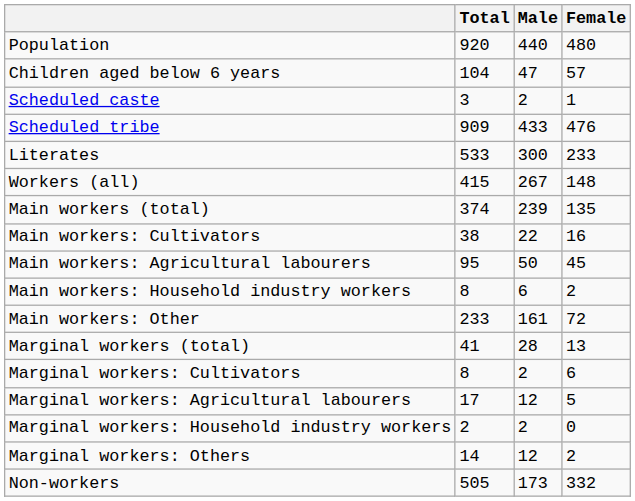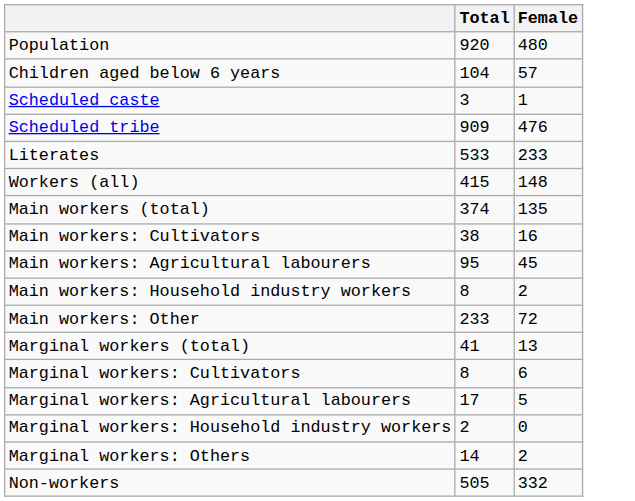- column: (538, 18)
